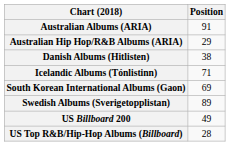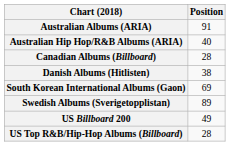(207, 42) 29 -> (207, 42) 40
+ row: (96, 57)
- row: (96, 73)
